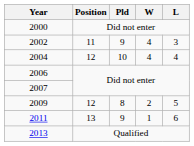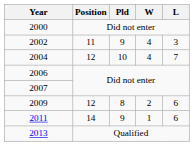(176, 58) 4 -> (176, 58) 7
(176, 103) 5 -> (176, 103) 6
(91, 118) 13 -> (91, 118) 14
